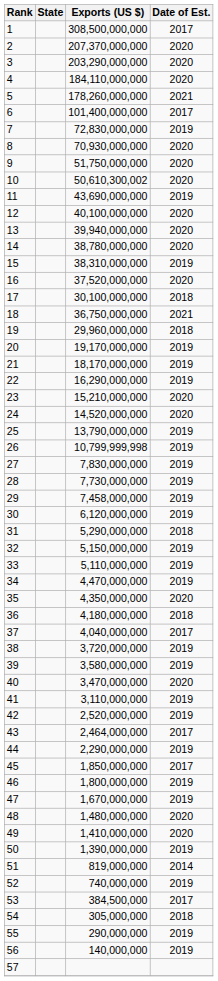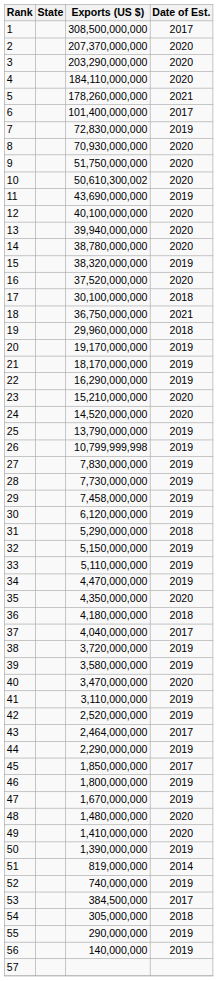(111, 264) 38,310,000,000 -> (111, 264) 38,320,000,000
